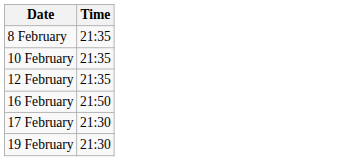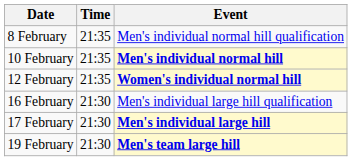+ column: (231, 15)
(95, 101) 21:50 -> (95, 101) 21:30
